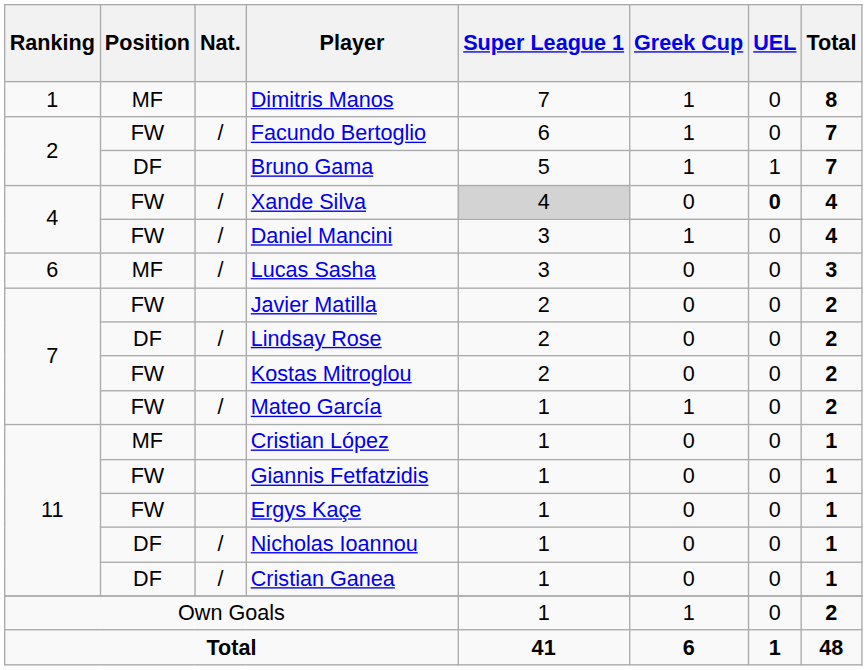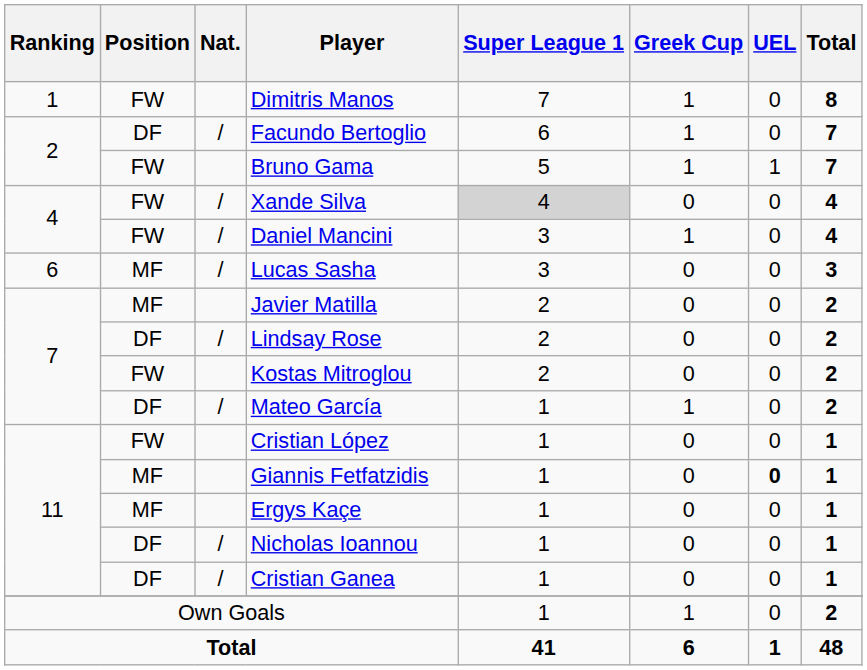(147, 99) MF -> (147, 99) FW
(147, 133) FW -> (147, 133) DF
(147, 167) DF -> (147, 167) FW
(775, 201) bold -> (775, 201) normal
(147, 304) FW -> (147, 304) MF
(147, 407) FW -> (147, 407) DF
(147, 441) MF -> (147, 441) FW
(147, 475) FW -> (147, 475) MF
(775, 475) normal -> (775, 475) bold
(147, 510) FW -> (147, 510) MF
